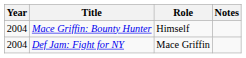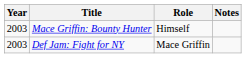(17, 28) 2004 -> (17, 28) 2003
(17, 45) 2004 -> (17, 45) 2003
